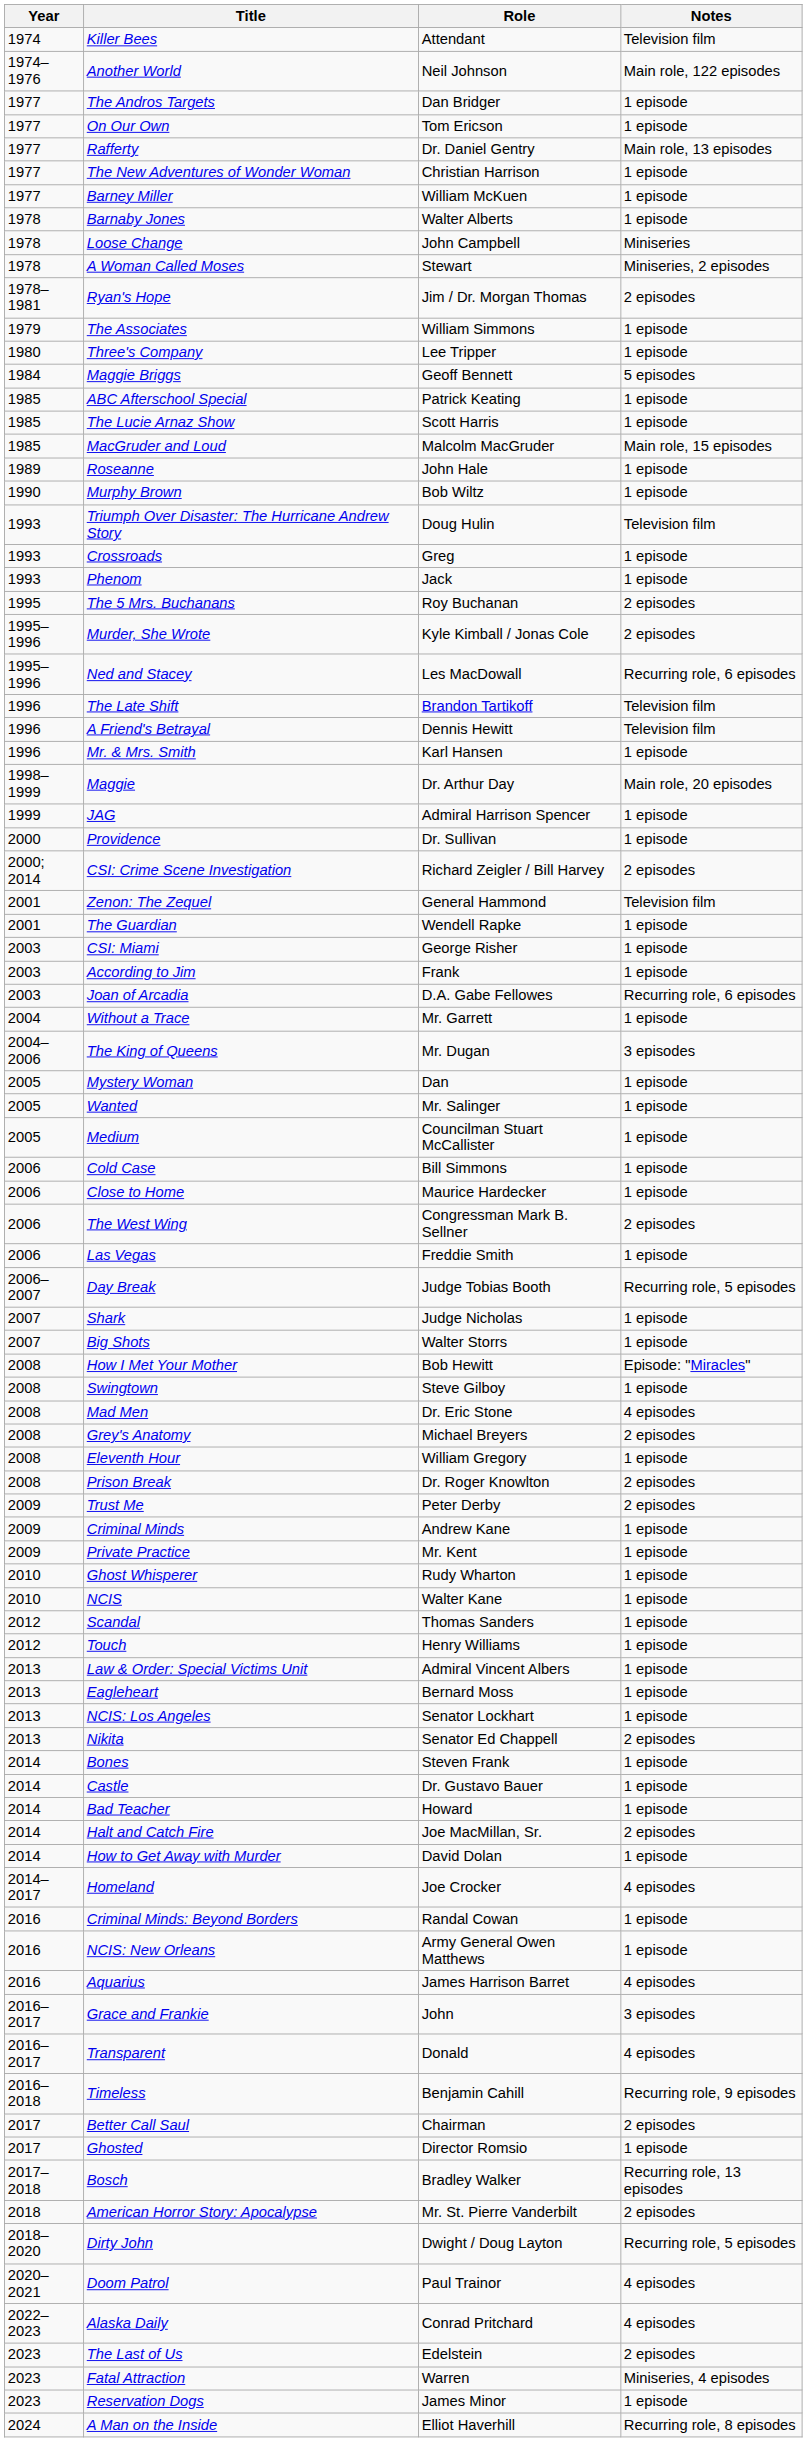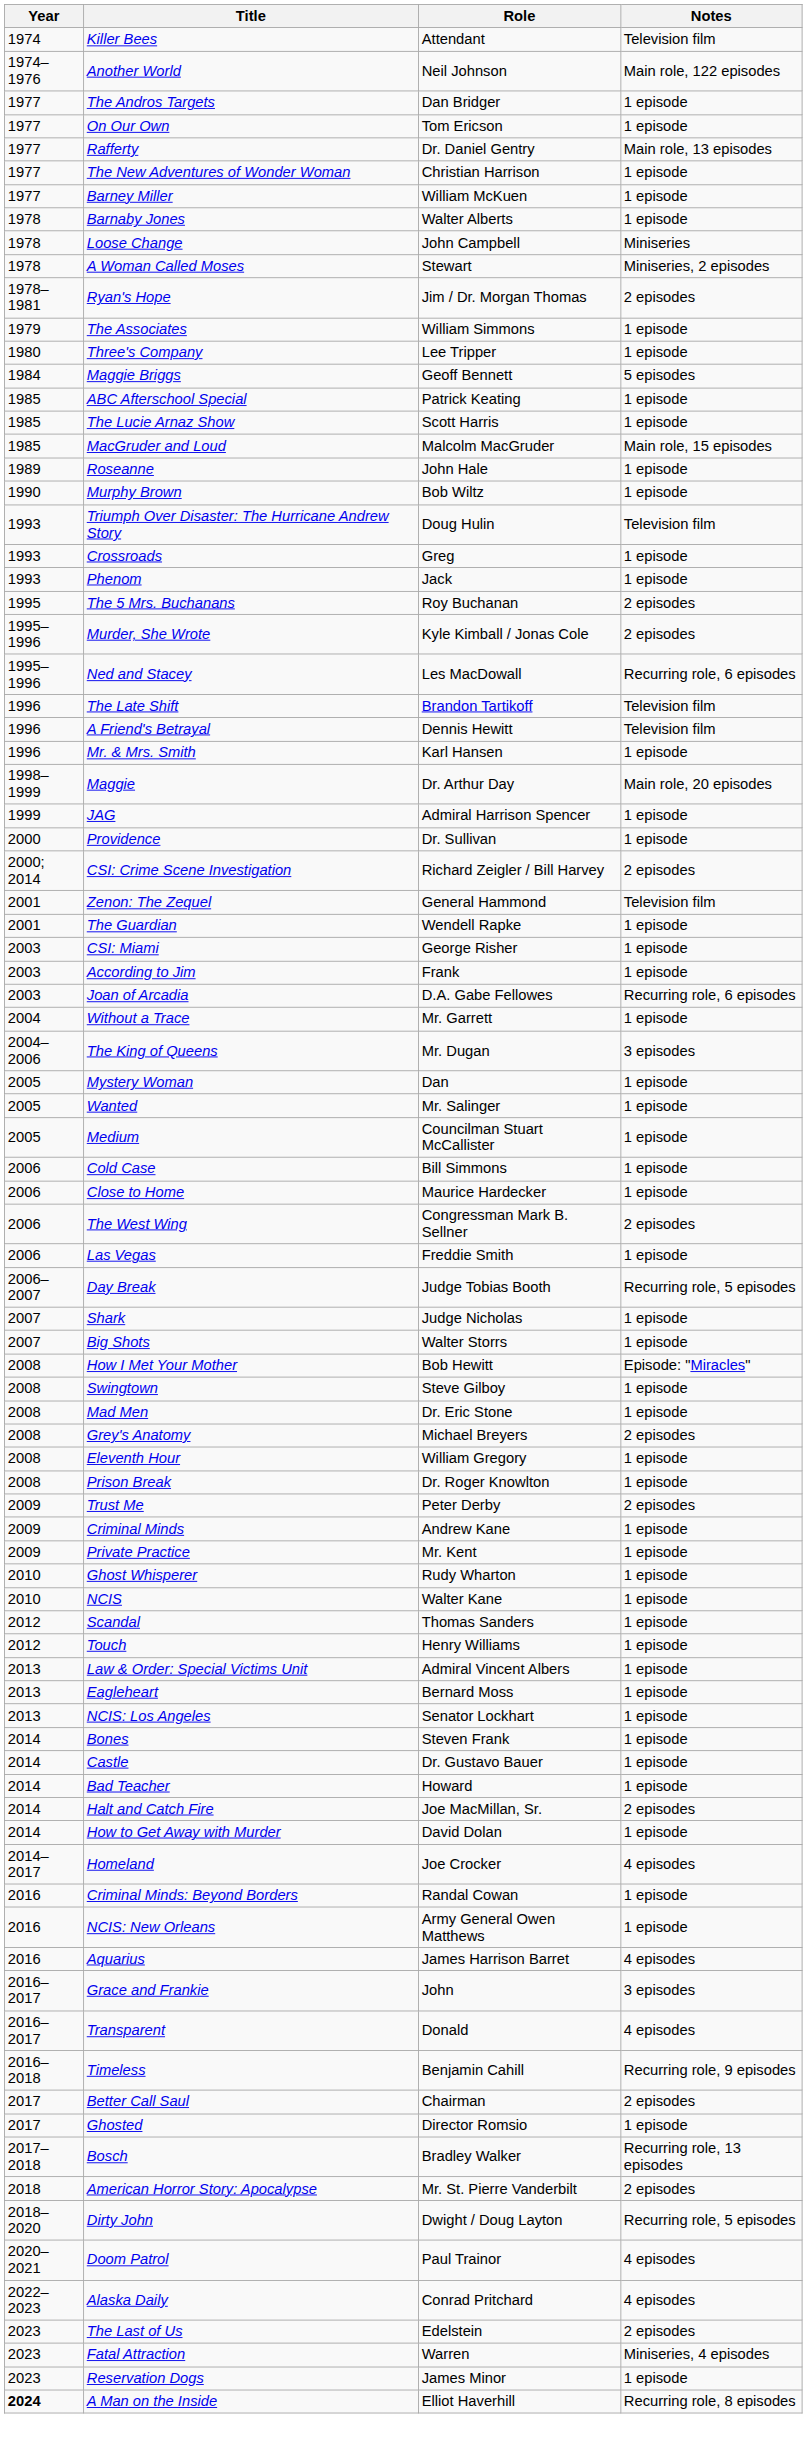(659, 1412) 4 episodes -> (656, 1412) 1 episode
(659, 1482) 2 episodes -> (656, 1482) 1 episode
- row: (105, 1739)
(24, 2425) normal -> (24, 2401) bold
